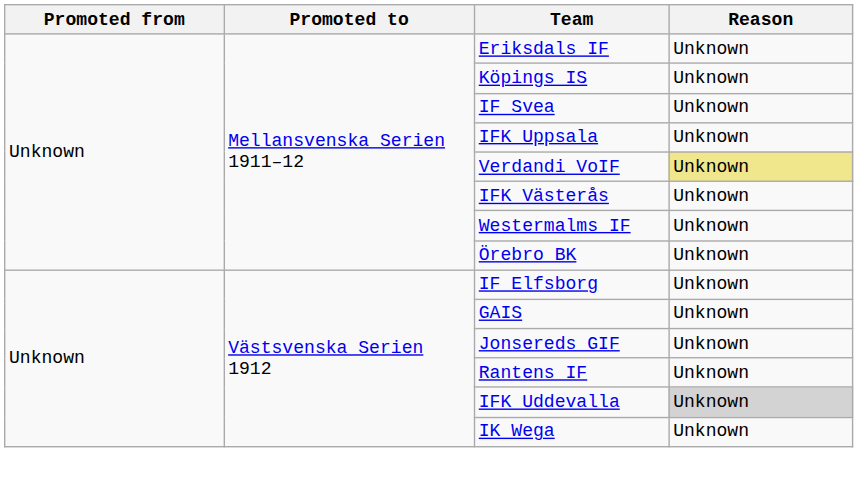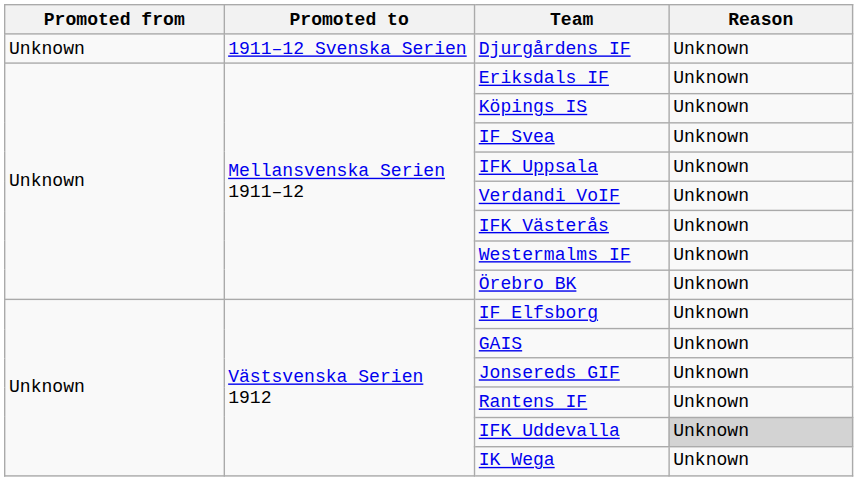+ row: (555, 49)
(711, 167) khaki background -> (711, 196) no background
